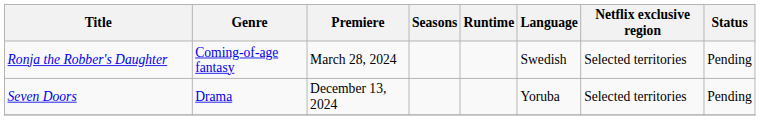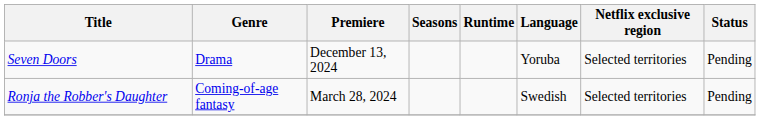rows swapped: (87, 59) <-> (42, 96)
